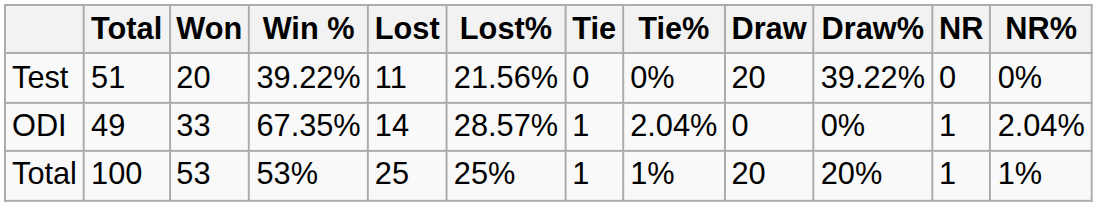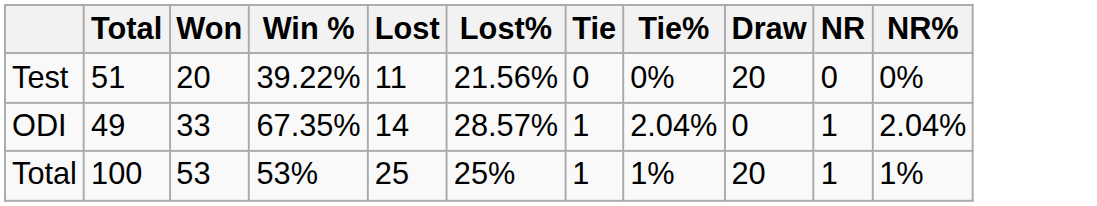- column: (873, 28)
